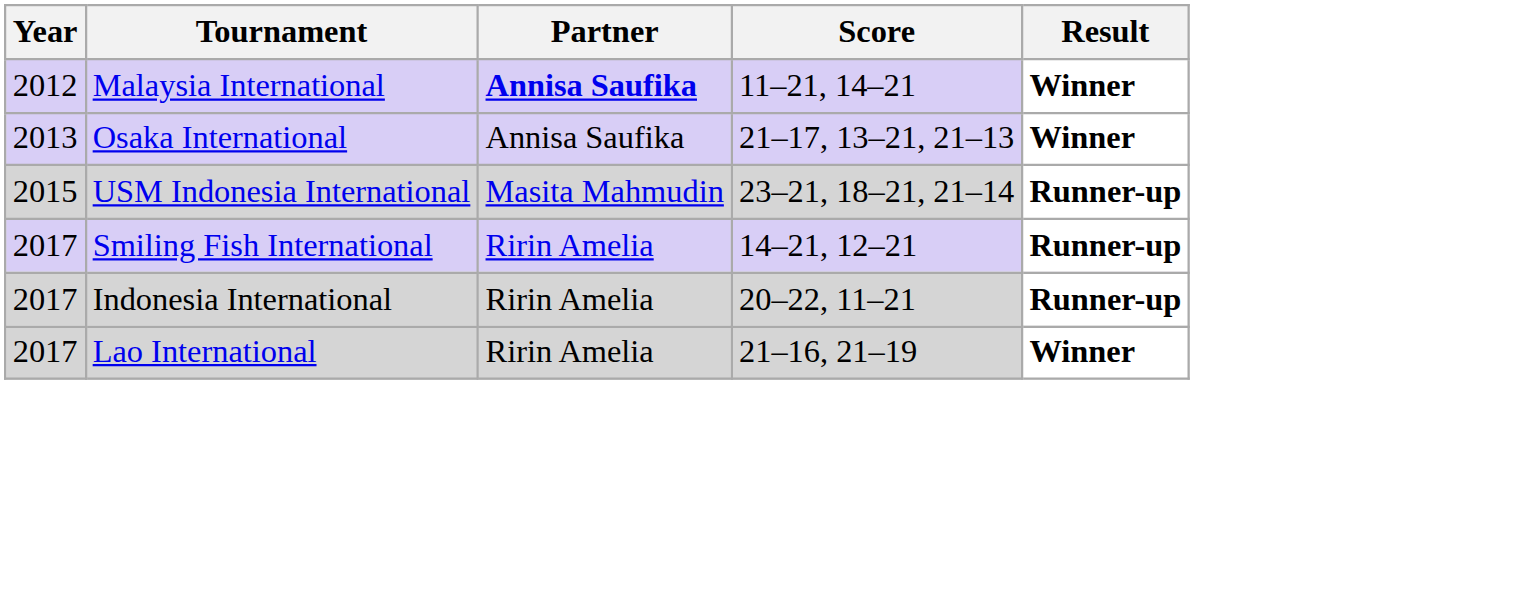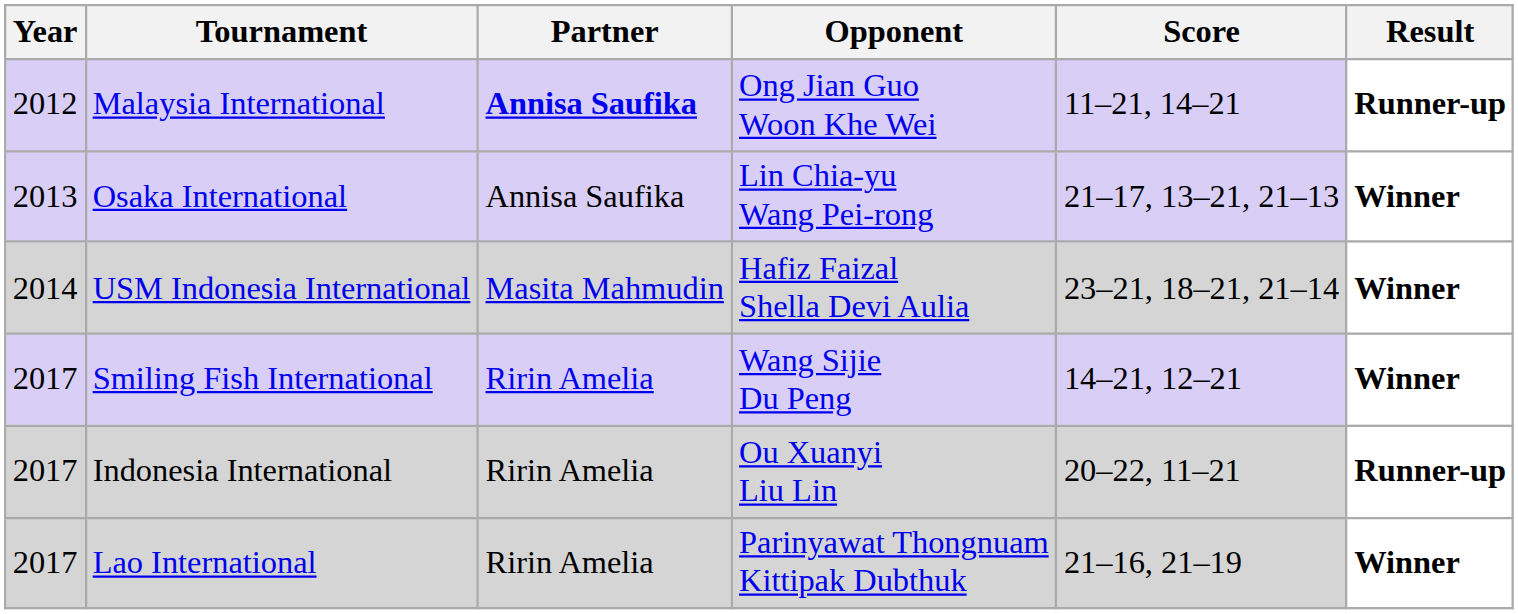+ column: (894, 31)
(1082, 85) Winner -> (1430, 104) Runner-up
(45, 191) 2015 -> (45, 287) 2014
(1105, 191) Runner-up -> (1407, 287) Winner
(1105, 245) Runner-up -> (1407, 379) Winner
